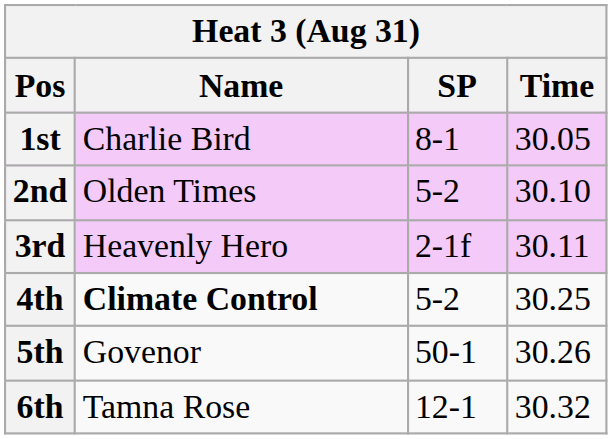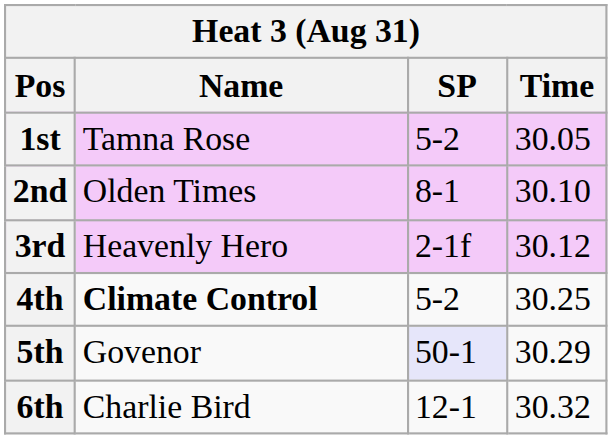(167, 138) Charlie Bird -> (167, 138) Tamna Rose
(437, 138) 8-1 -> (437, 138) 5-2
(437, 191) 5-2 -> (437, 191) 8-1
(552, 245) 30.11 -> (553, 245) 30.12
(446, 352) no background -> (446, 352) lavender background
(553, 352) 30.26 -> (553, 352) 30.29
(167, 406) Tamna Rose -> (167, 406) Charlie Bird
